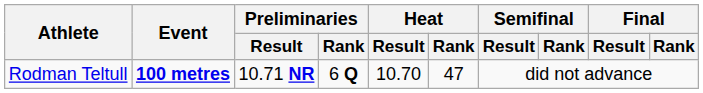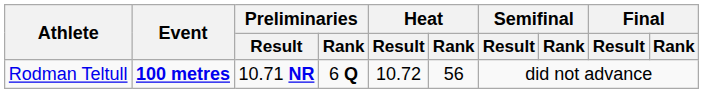(399, 75) 10.70 -> (399, 75) 10.72
(454, 75) 47 -> (454, 75) 56
